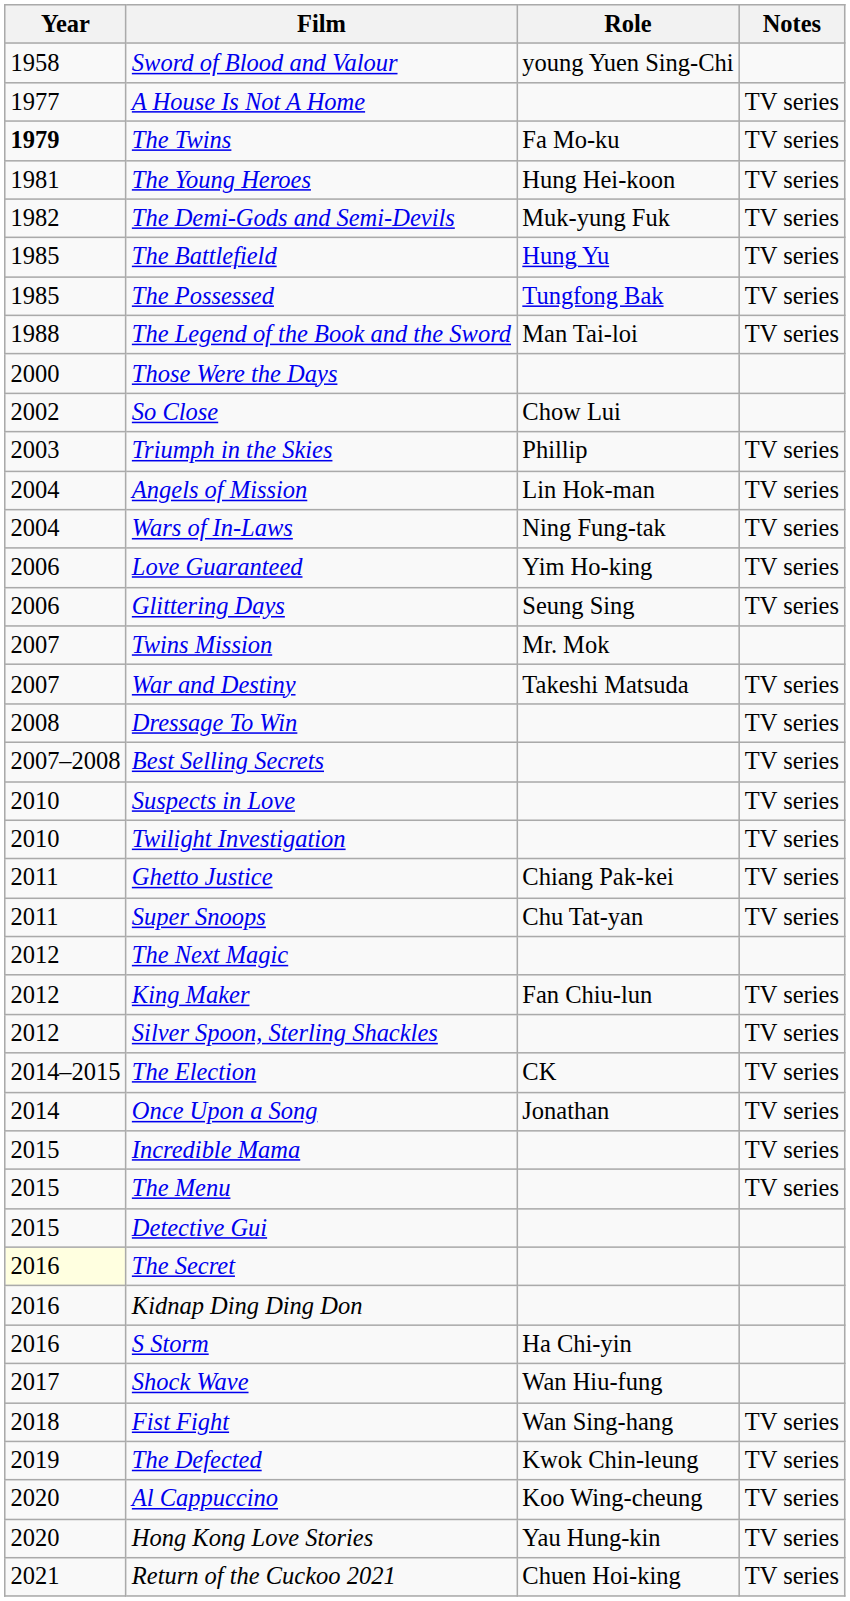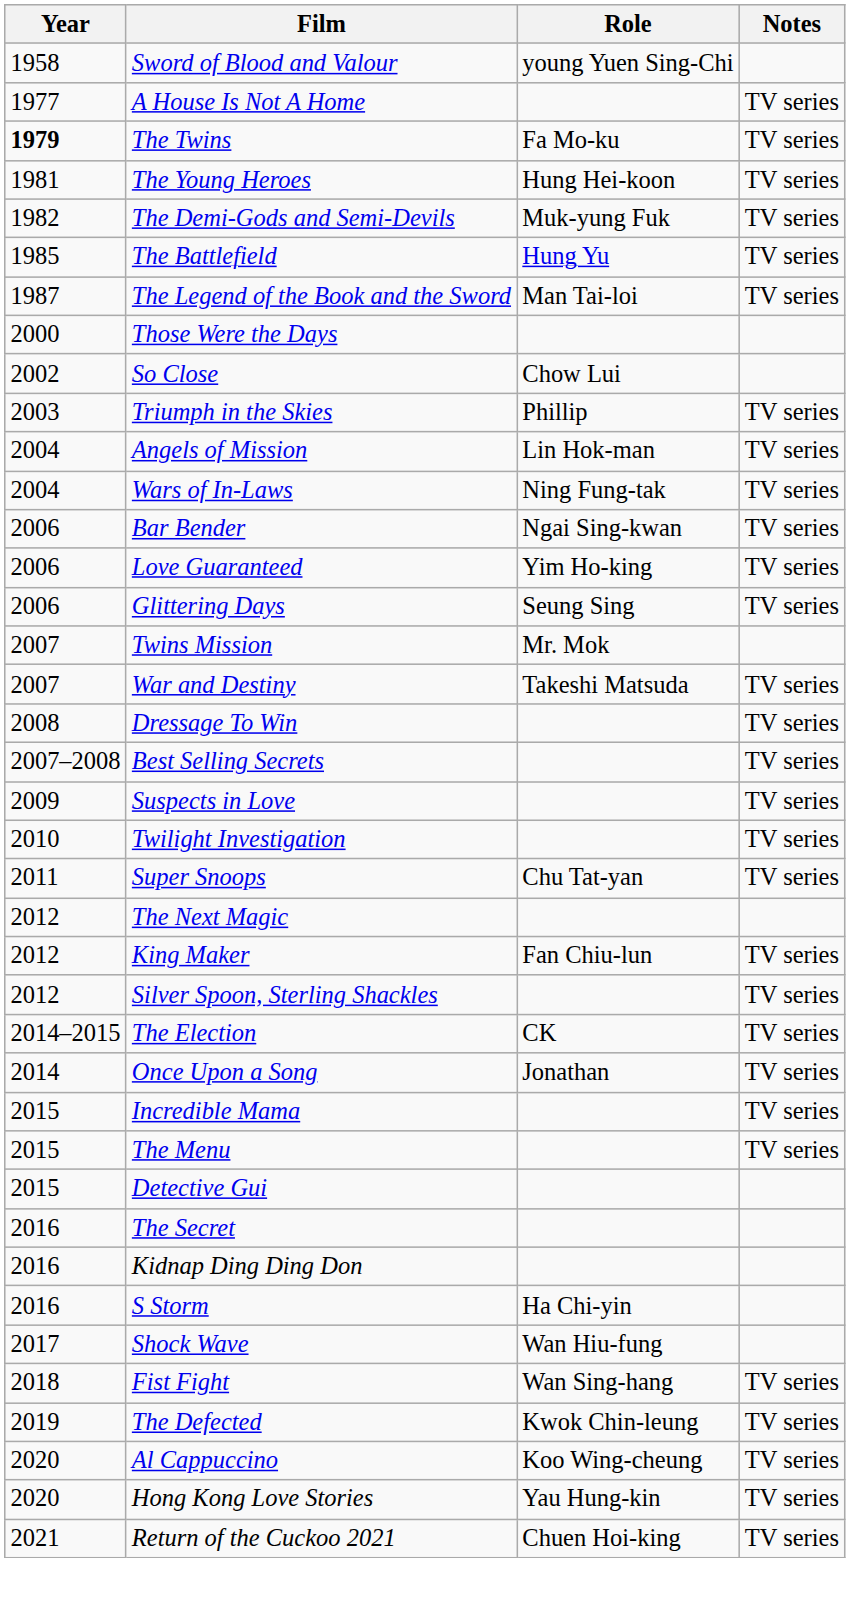- row: (203, 295)
(35, 334) 1988 -> (35, 295) 1987
+ row: (189, 528)
(35, 800) 2010 -> (35, 800) 2009
- row: (202, 878)
(35, 1266) lightyellow background -> (35, 1227) no background
